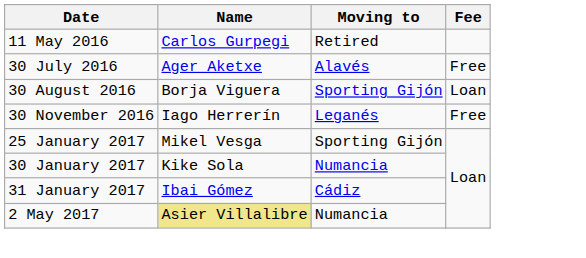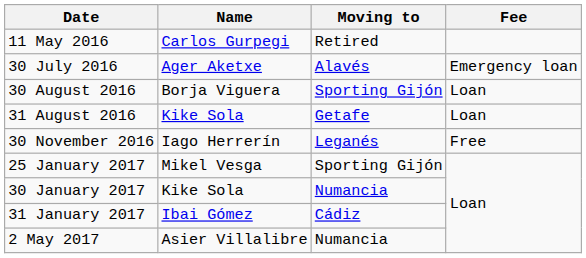(468, 67) Free -> (514, 67) Emergency loan
+ row: (72, 116)
(235, 215) khaki background -> (235, 240) no background
